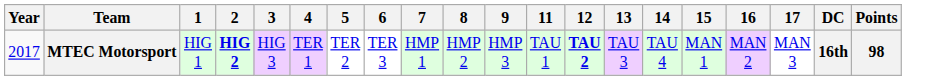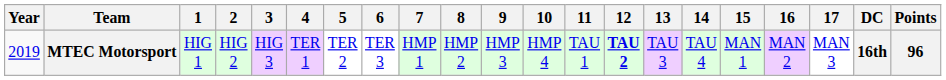+ column: (544, 17)
(24, 52) 2017 -> (24, 52) 2019
(235, 52) bold -> (234, 52) normal
(876, 52) 98 -> (916, 52) 96
